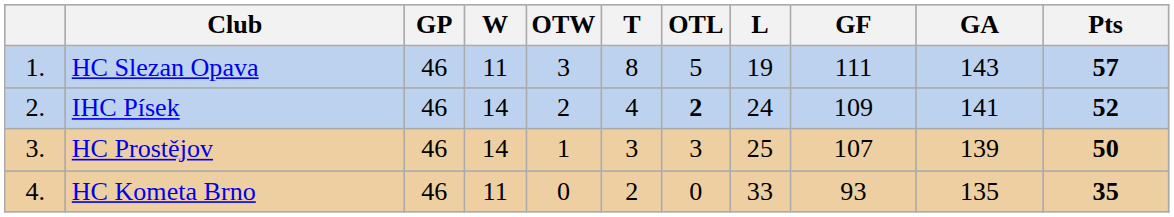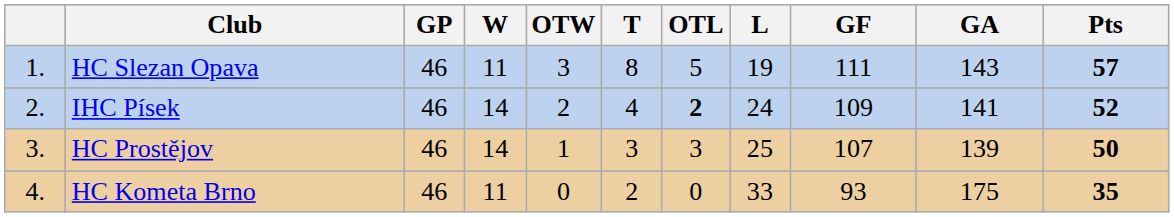(980, 190) 135 -> (980, 190) 175
